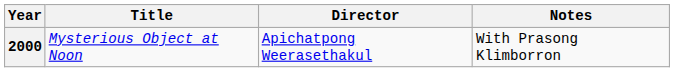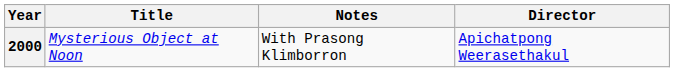columns swapped: (365, 16) <-> (571, 16)
